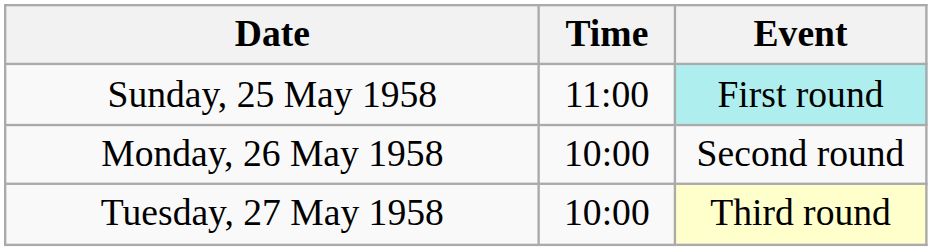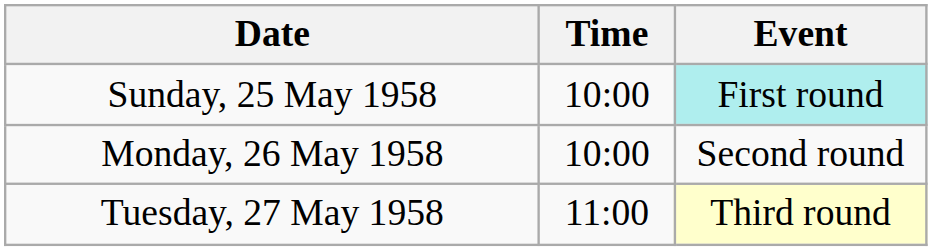(607, 93) 11:00 -> (607, 93) 10:00
(607, 213) 10:00 -> (607, 213) 11:00
